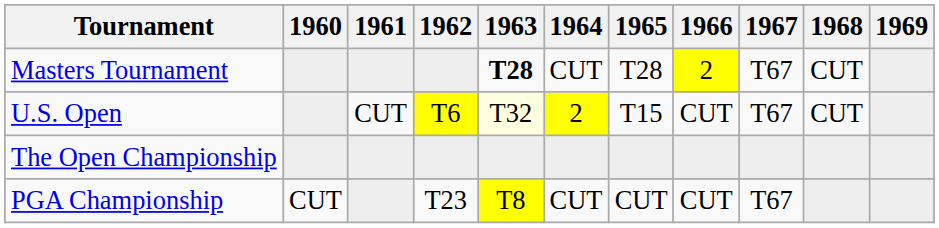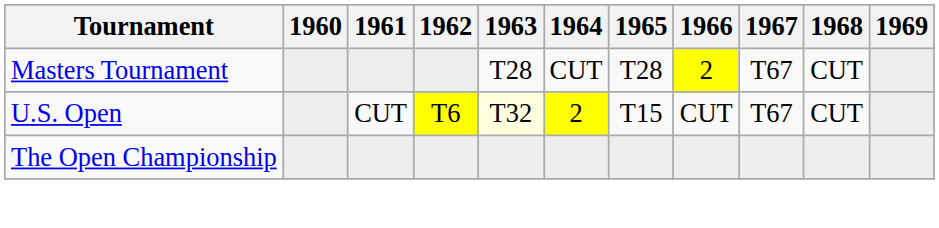(511, 70) bold -> (511, 70) normal
- row: (117, 200)
